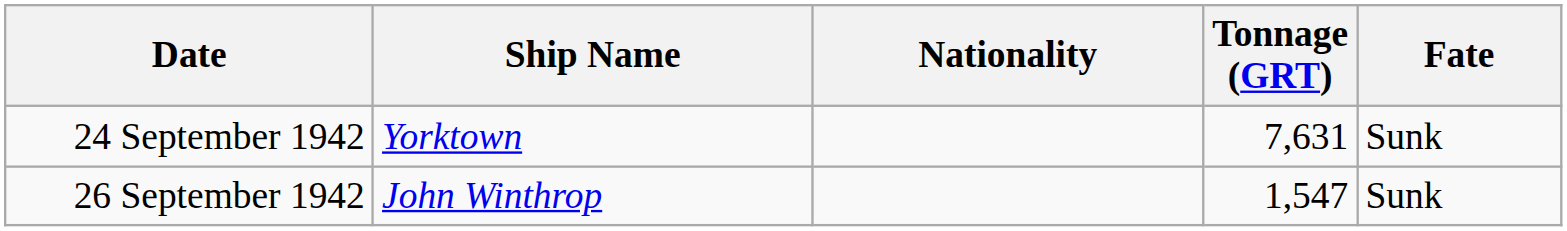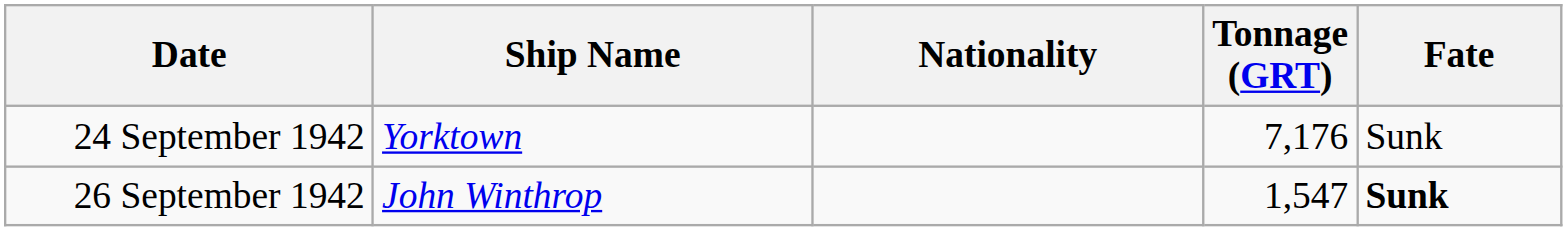(1306, 135) 7,631 -> (1306, 135) 7,176
(1404, 195) normal -> (1407, 195) bold
